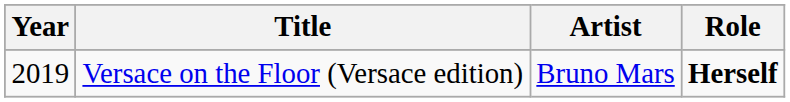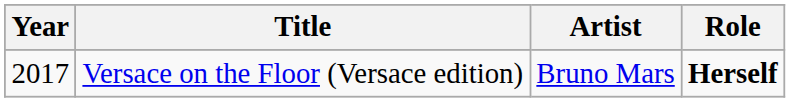(40, 73) 2019 -> (40, 73) 2017
